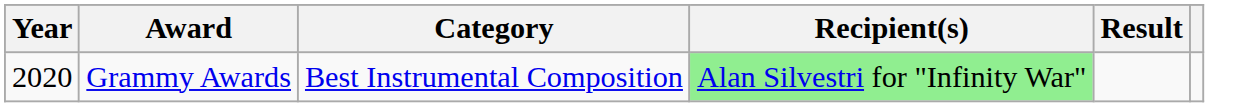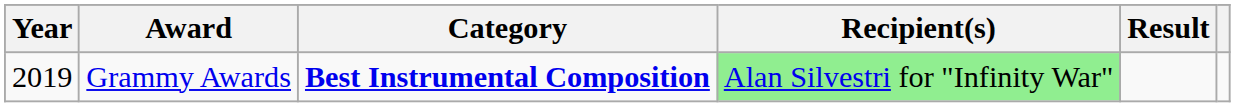(42, 76) 2020 -> (42, 76) 2019
(494, 76) normal -> (507, 76) bold
